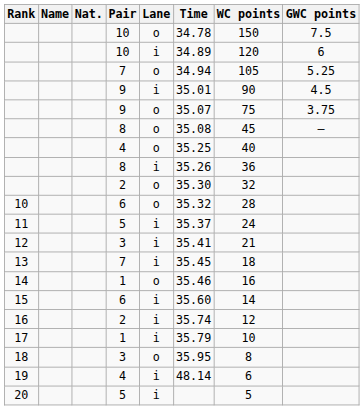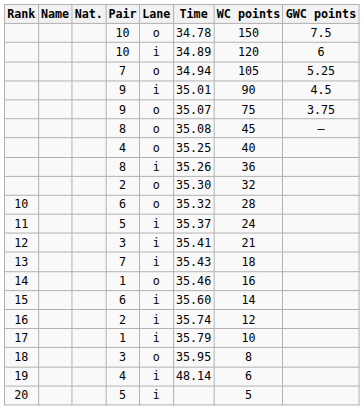(194, 262) 35.45 -> (194, 262) 35.43
